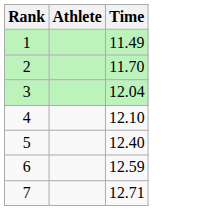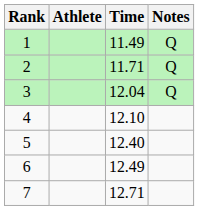+ column: (171, 17)
(127, 67) 11.70 -> (127, 67) 11.71
(127, 167) 12.59 -> (127, 167) 12.49
